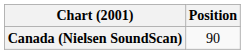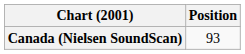(213, 37) 90 -> (213, 37) 93
